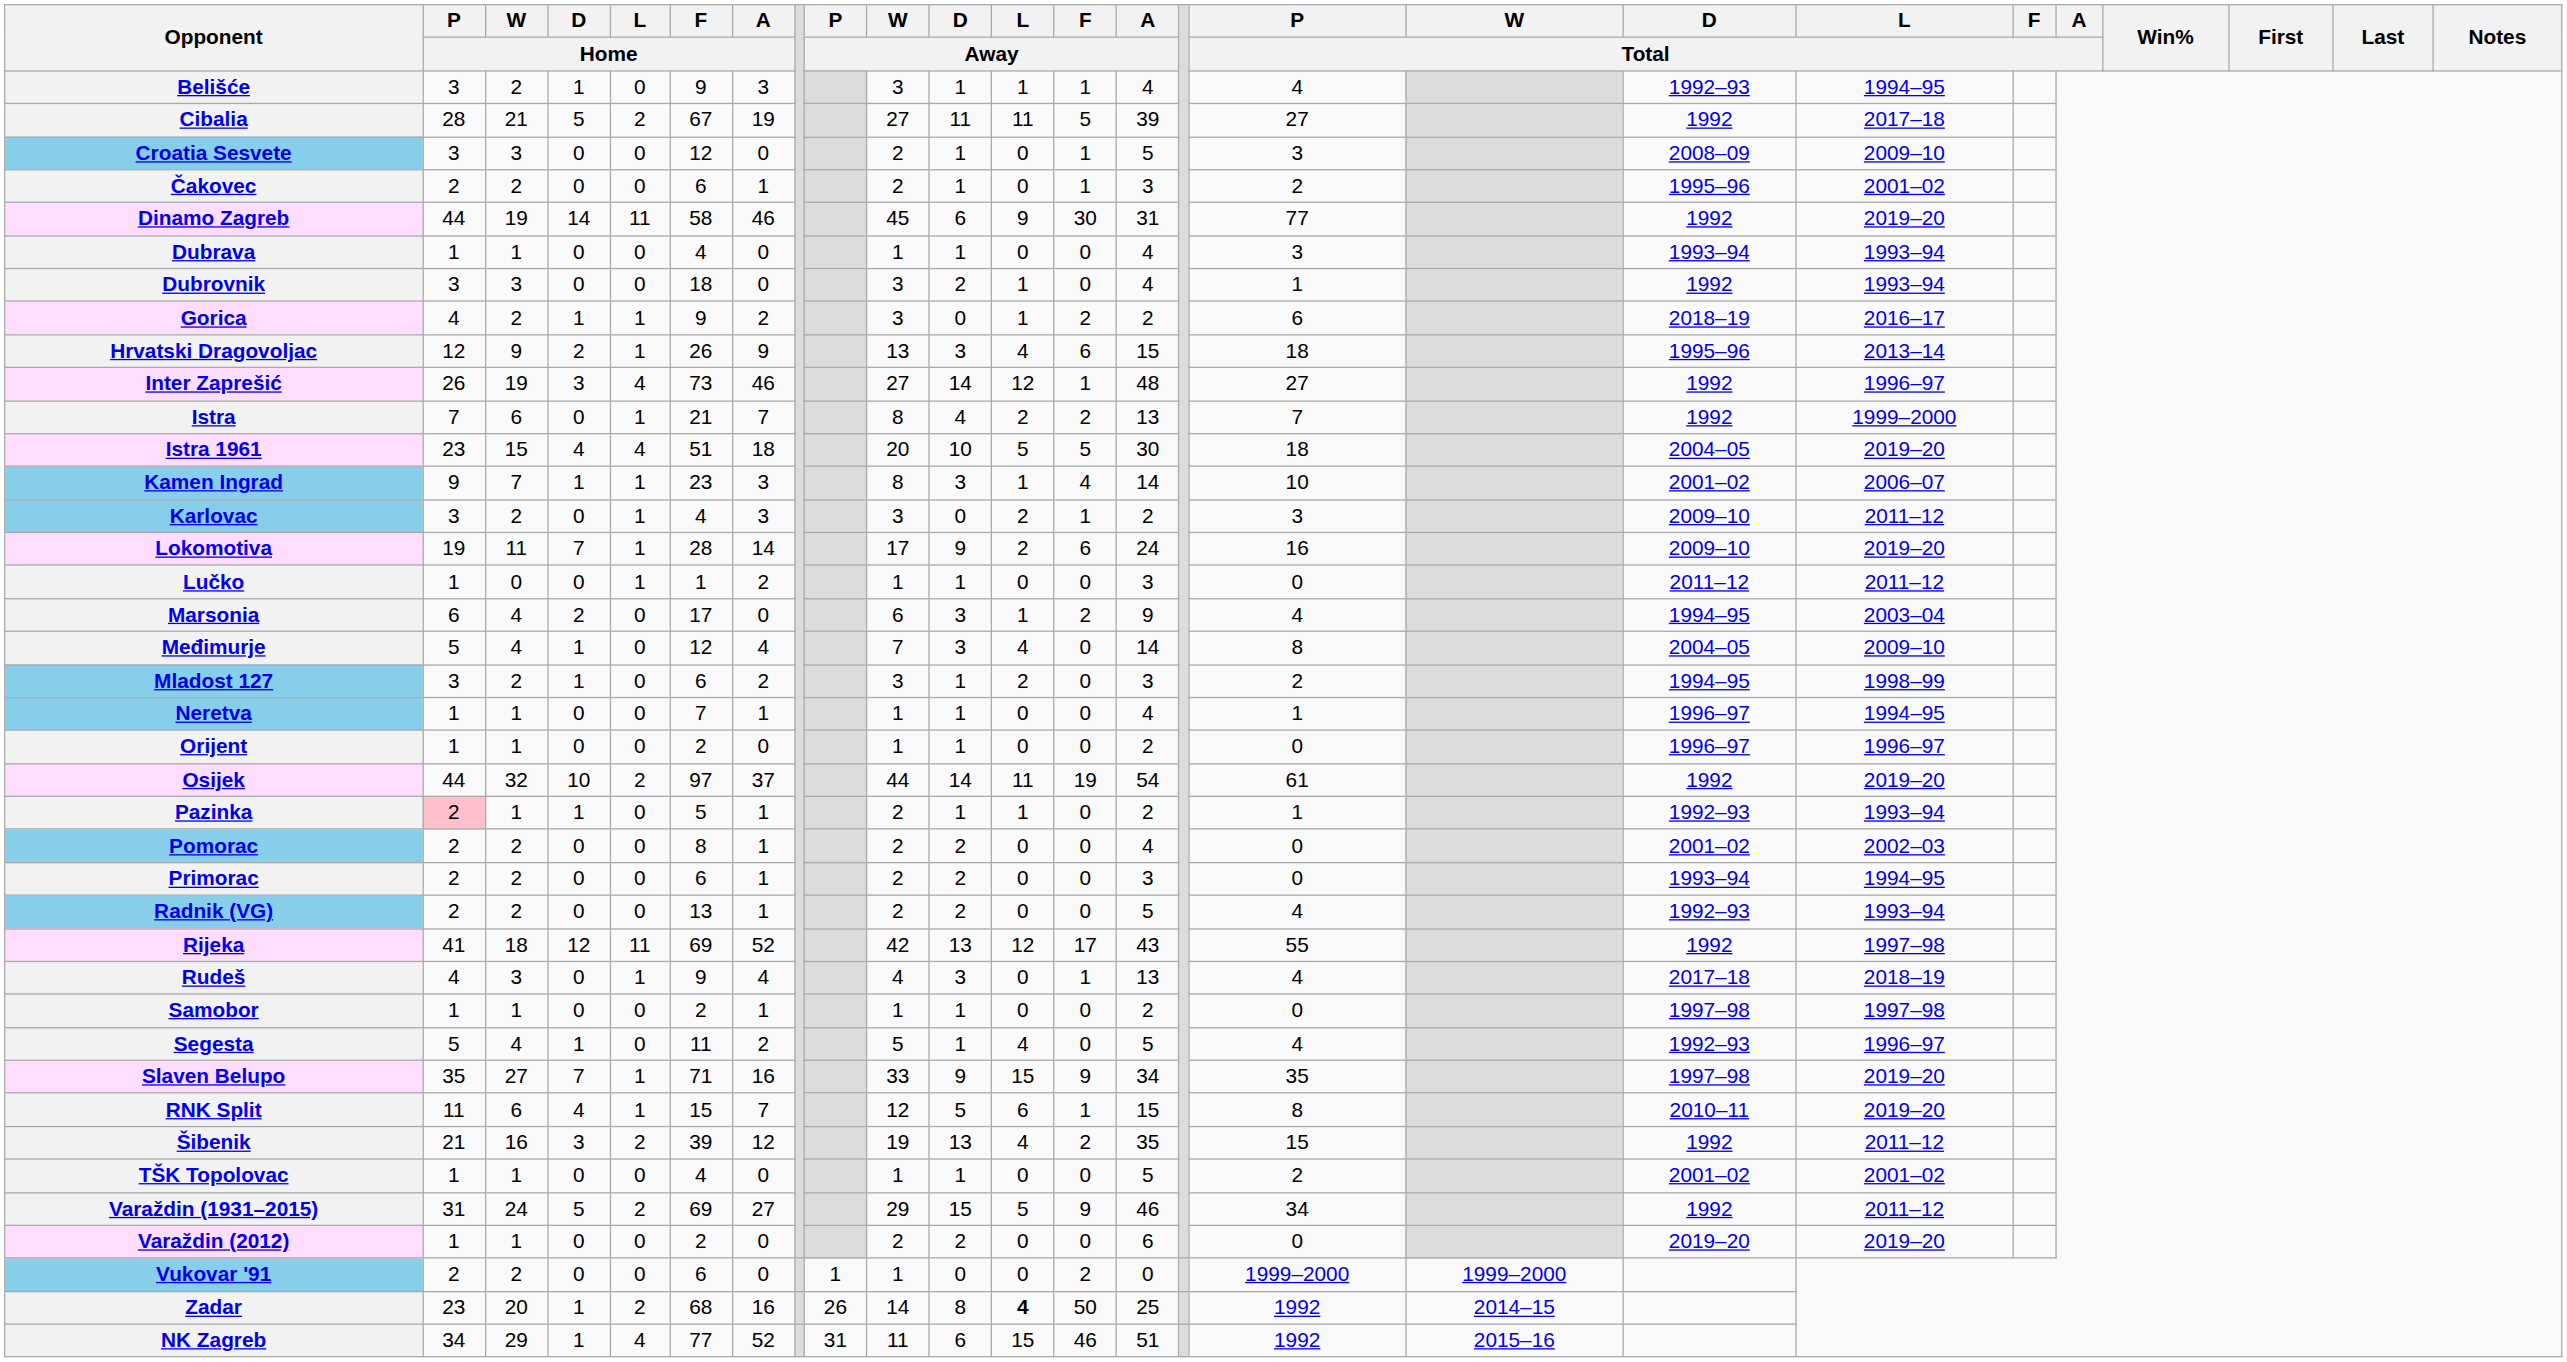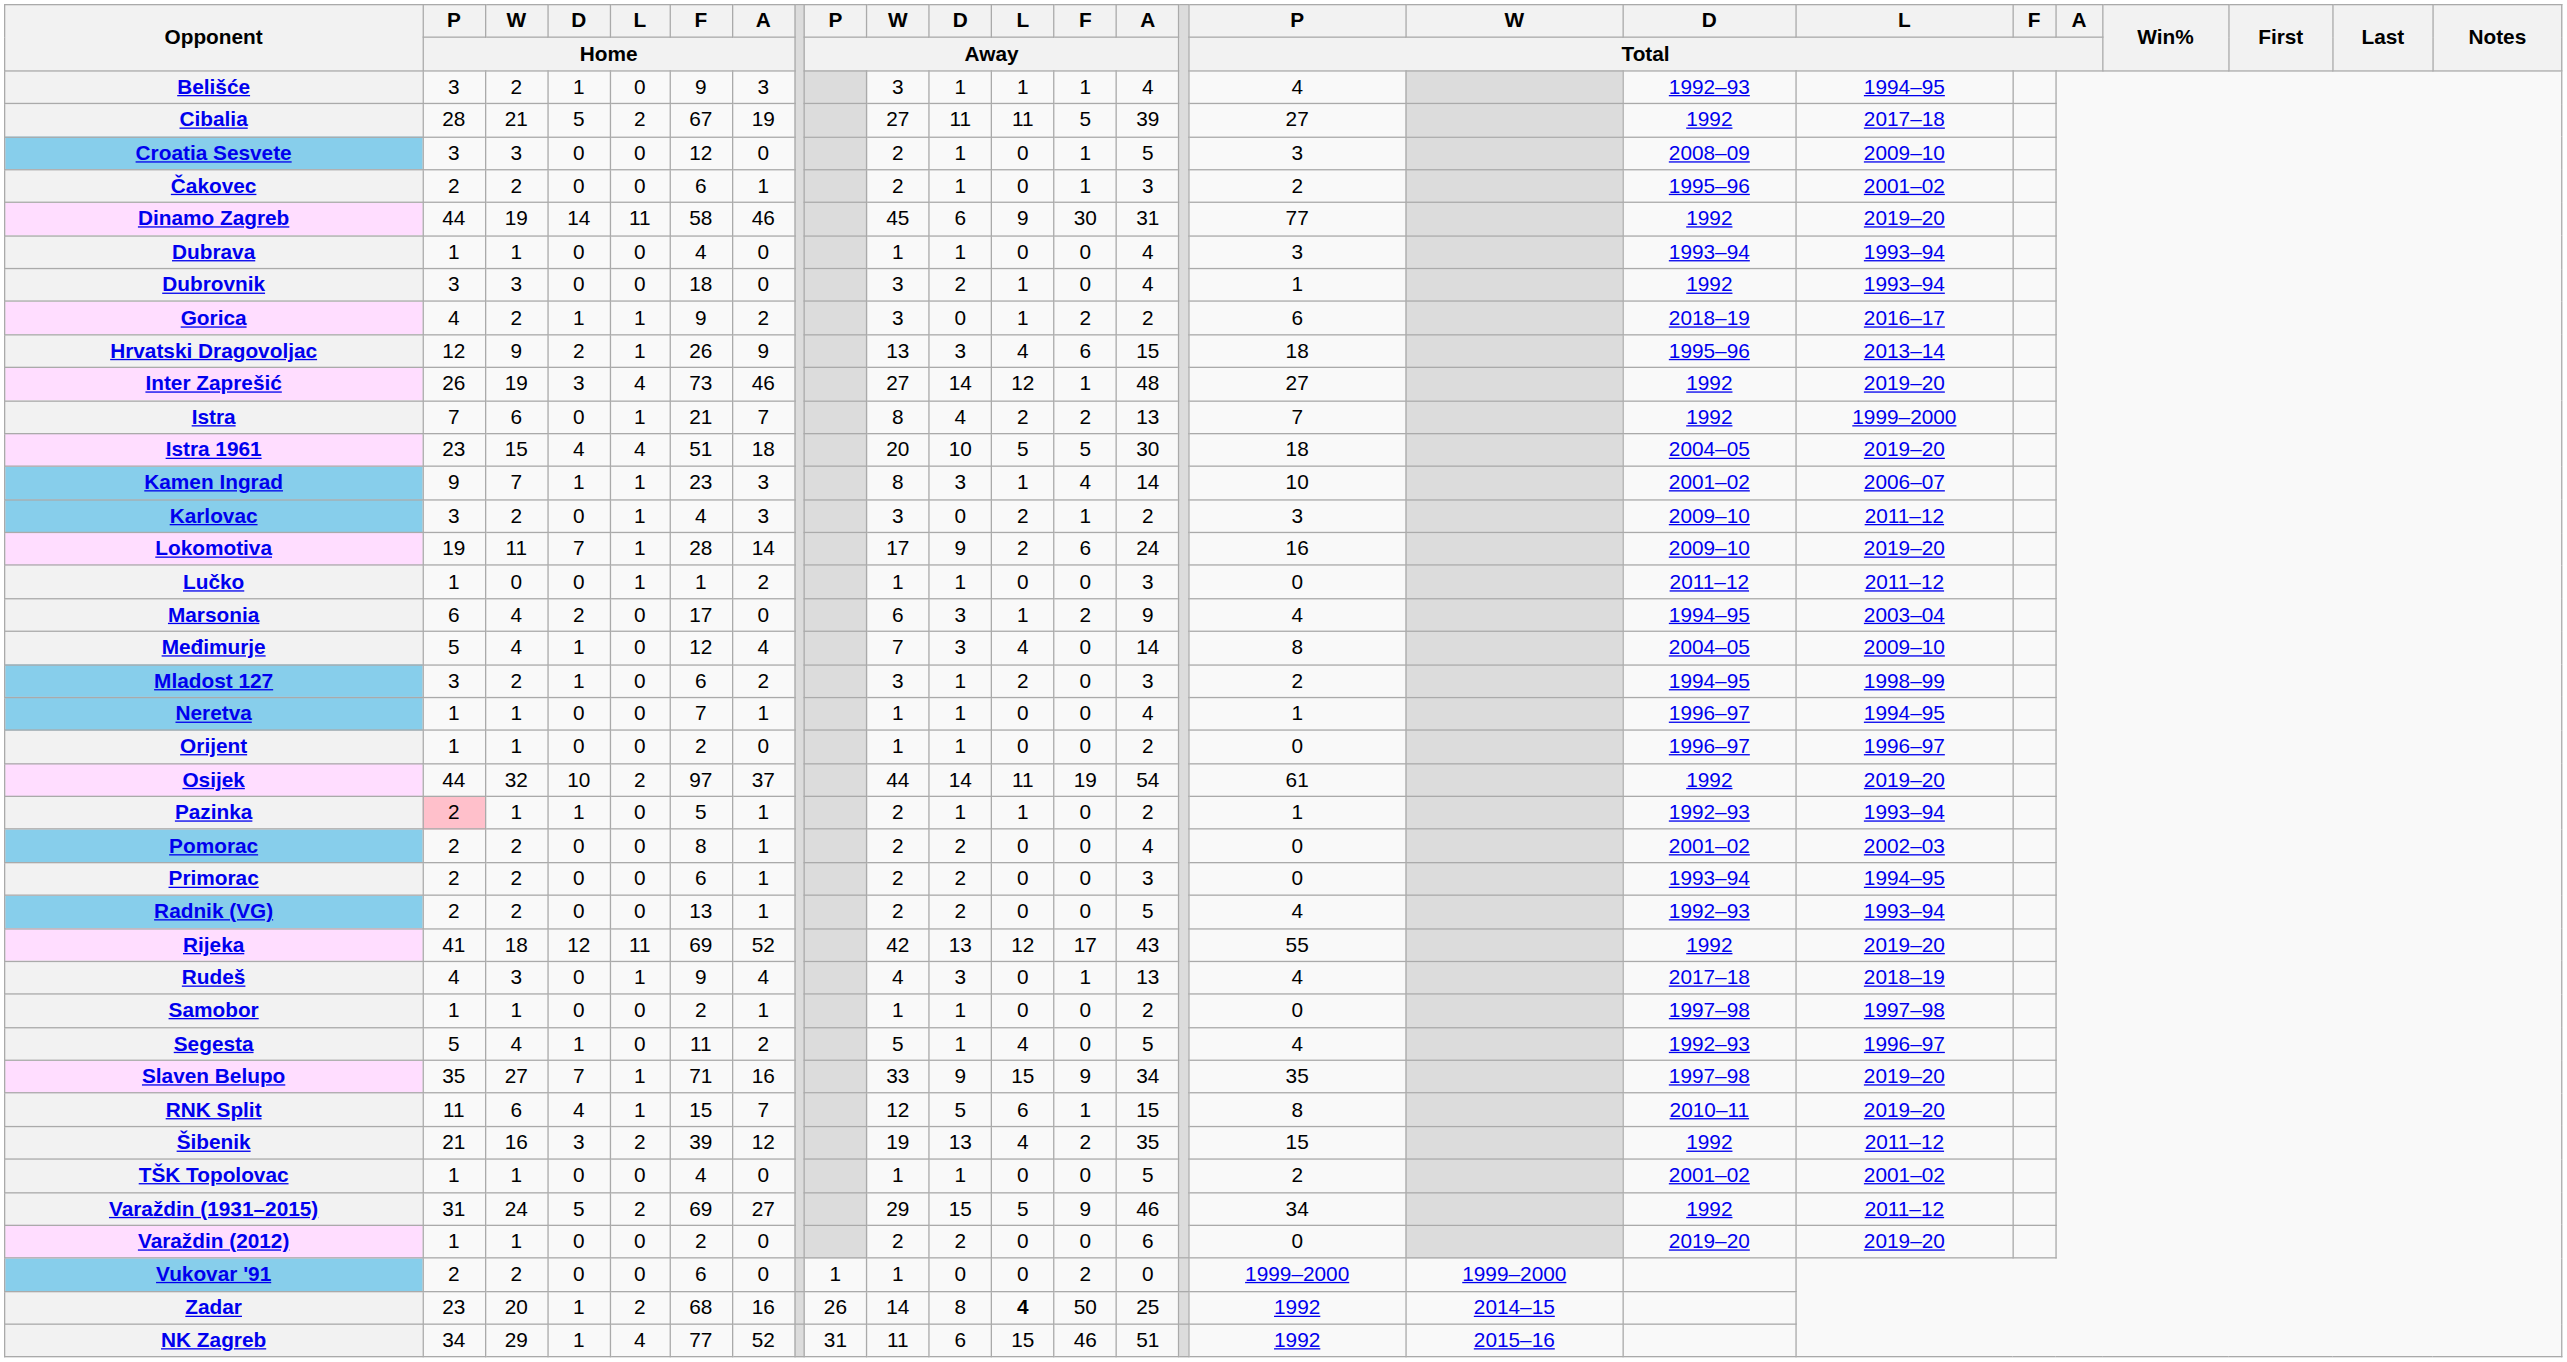(1904, 383) 1996–97 -> (1904, 383) 2019–20
(1904, 944) 1997–98 -> (1904, 944) 2019–20
